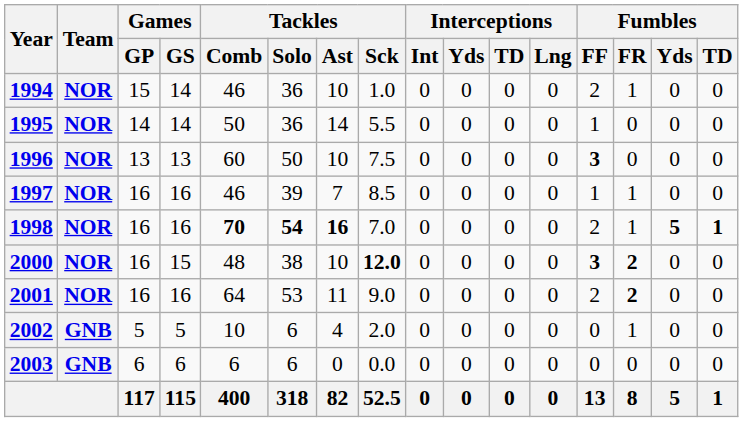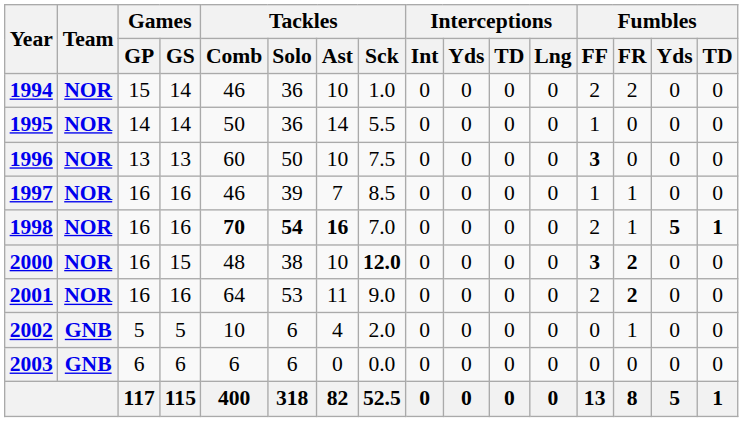(632, 90) 1 -> (632, 90) 2
